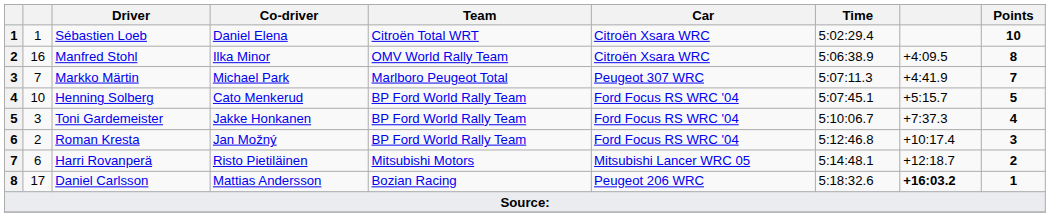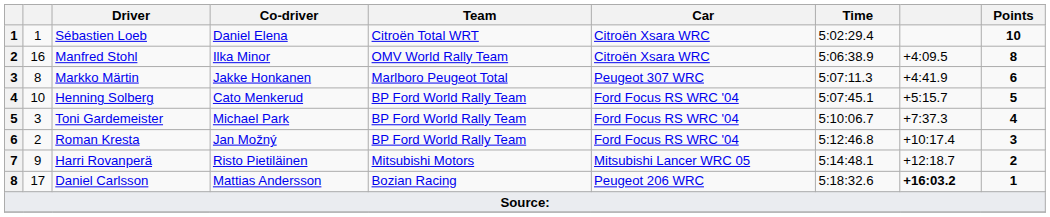(38, 77) 7 -> (38, 77) 8
(251, 77) Michael Park -> (262, 77) Jakke Honkanen
(1013, 77) 7 -> (1013, 77) 6
(262, 118) Jakke Honkanen -> (251, 118) Michael Park
(38, 160) 6 -> (38, 160) 9
